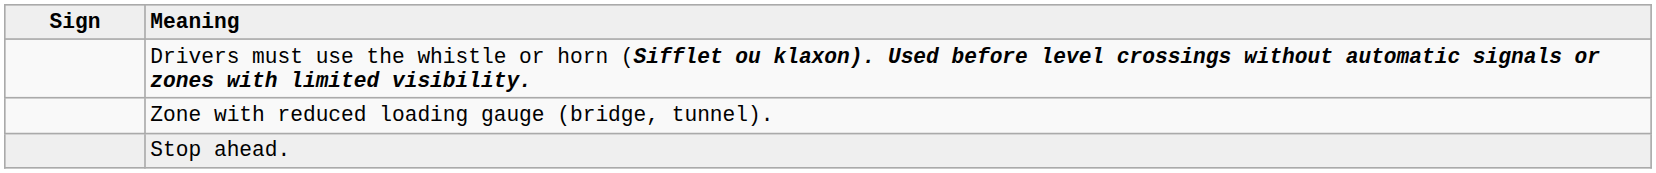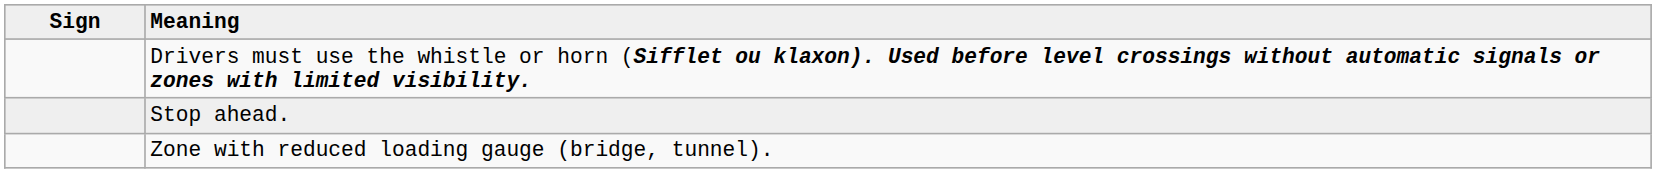rows swapped: (220, 150) <-> (462, 116)
